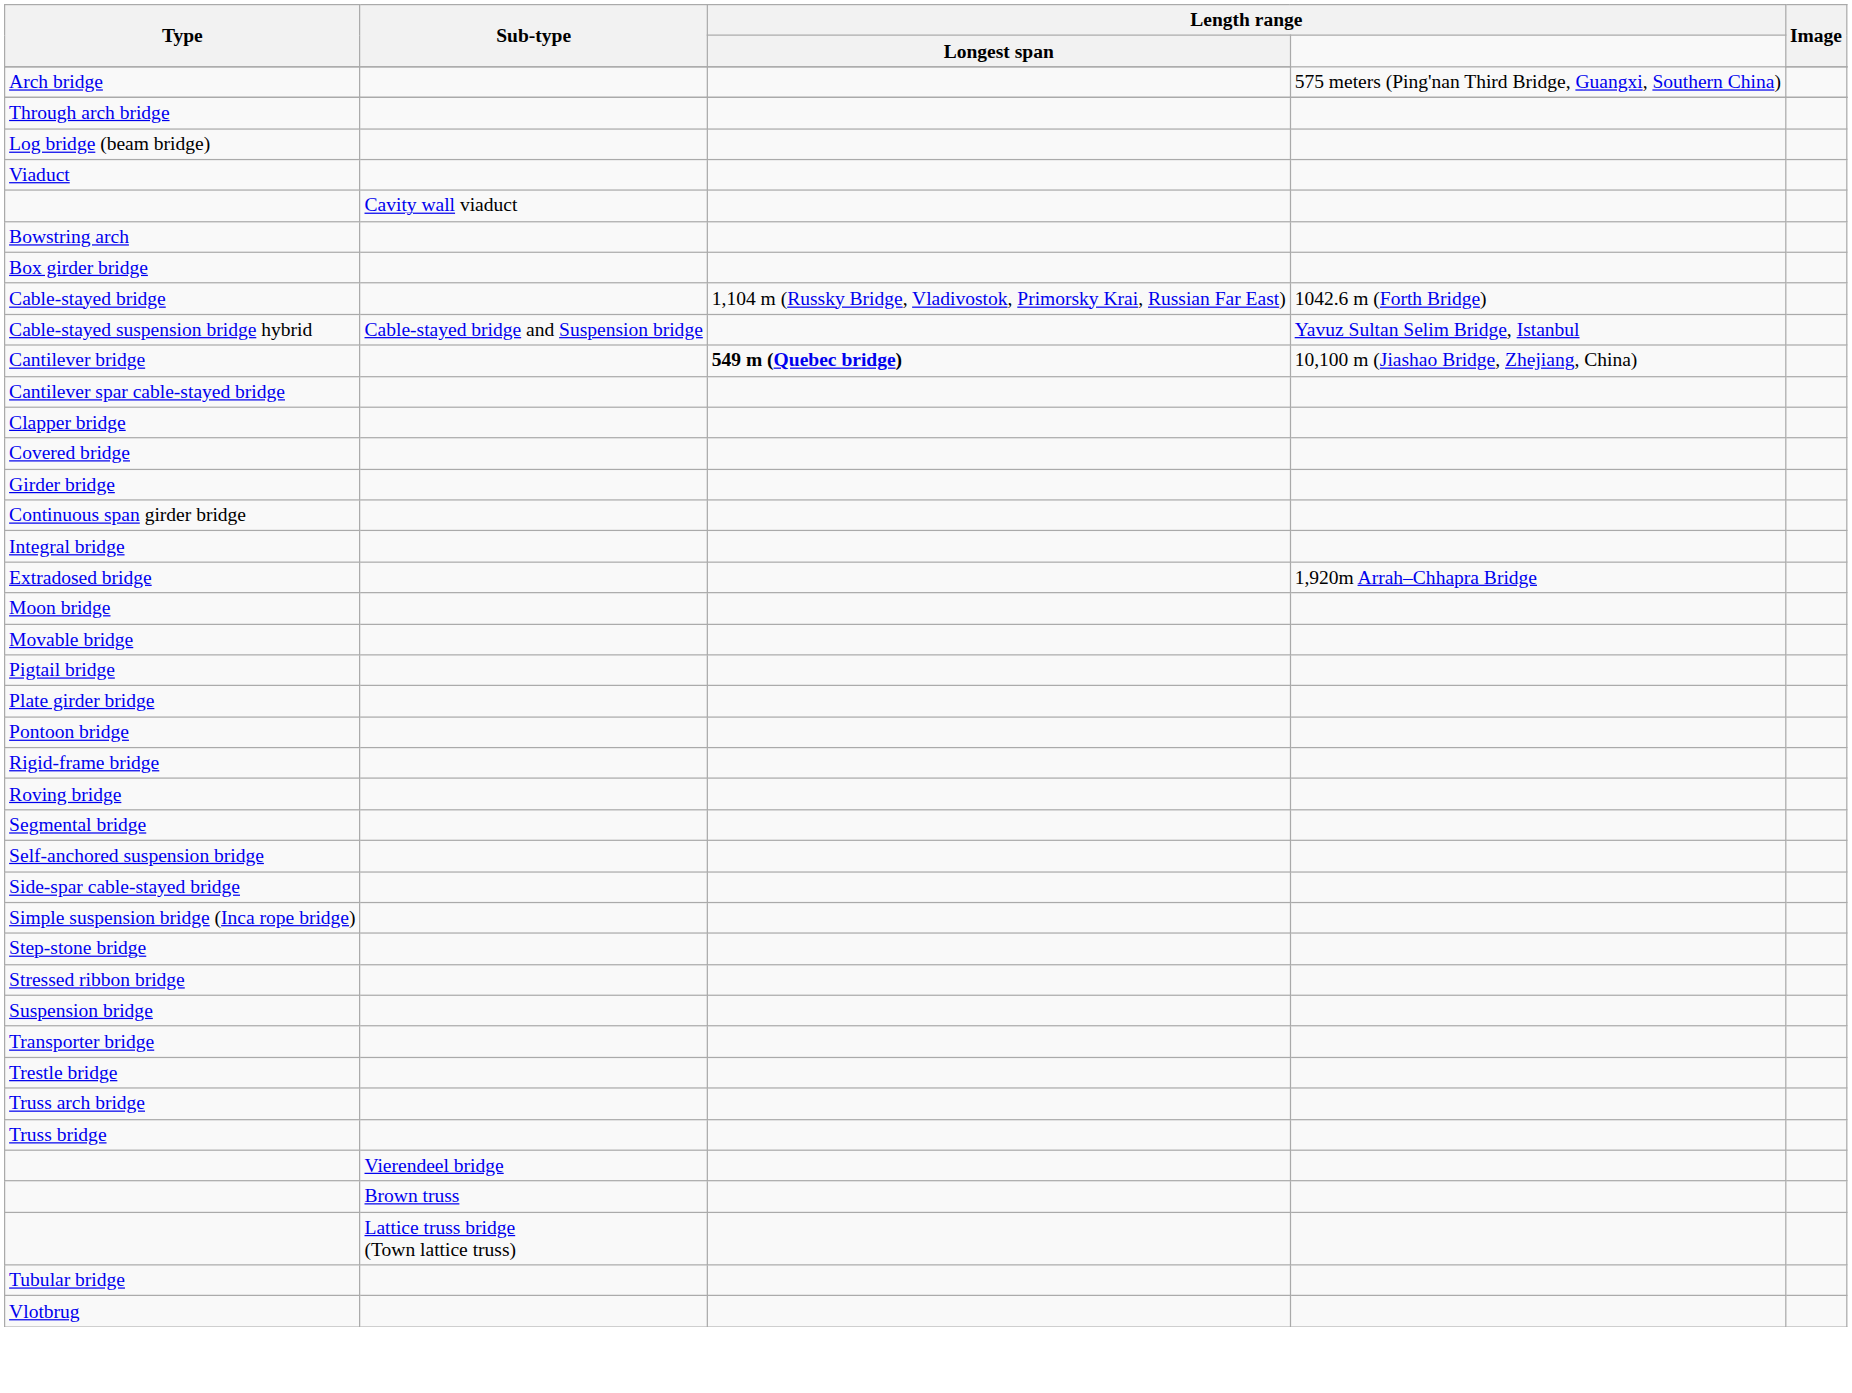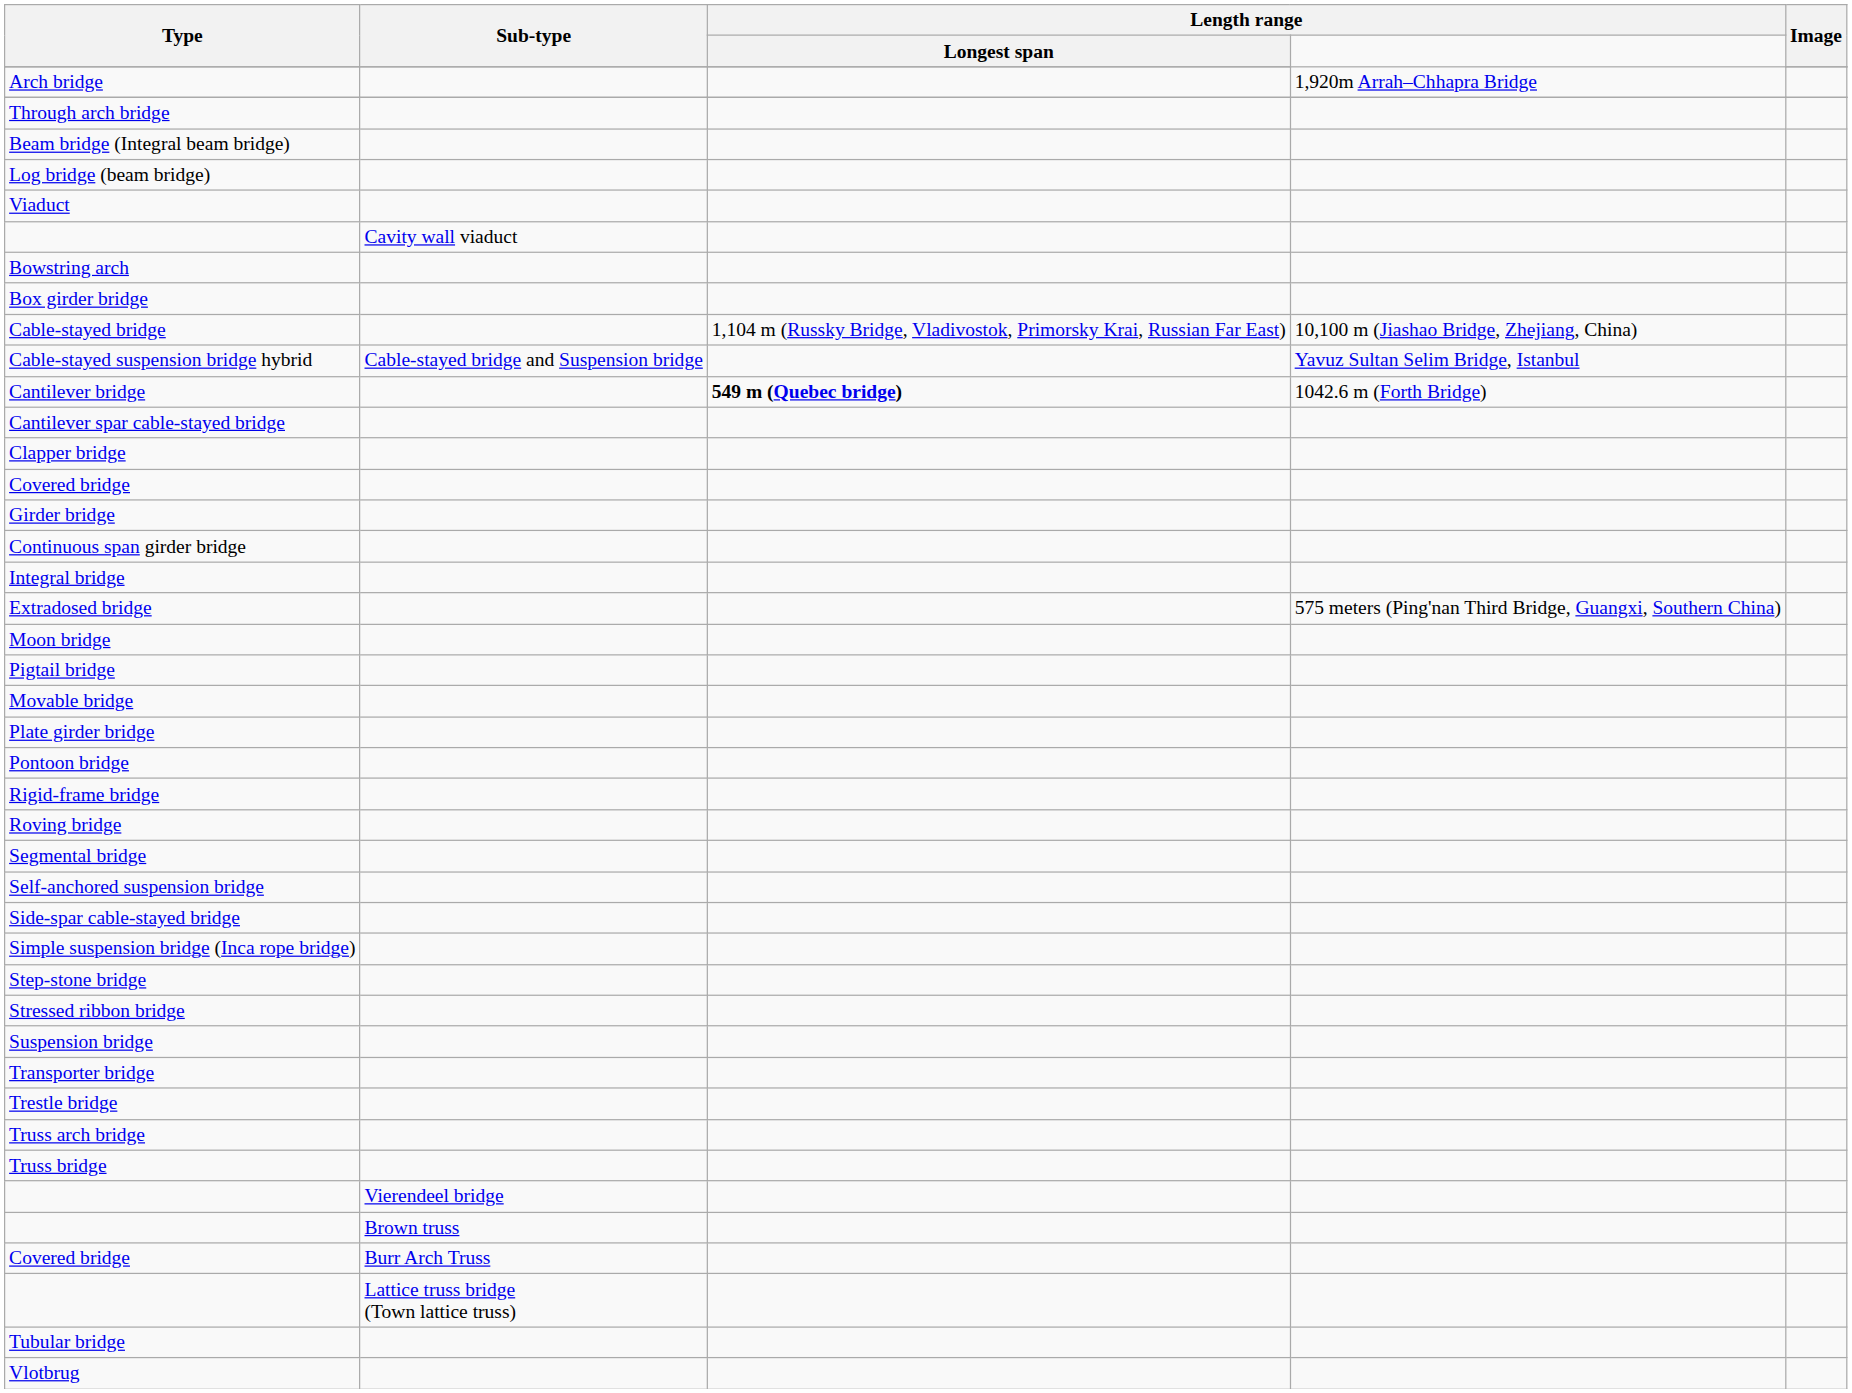(1538, 81) 575 meters (Ping'nan Third Bridge, Guangxi, Southern China) -> (1416, 81) 1,920m Arrah–Chhapra Bridge
+ row: (149, 143)
(1391, 298) 1042.6 m (Forth Bridge) -> (1466, 329) 10,100 m (Jiashao Bridge, Zhejiang, China)
(1466, 360) 10,100 m (Jiashao Bridge, Zhejiang, China) -> (1391, 391) 1042.6 m (Forth Bridge)
(1416, 577) 1,920m Arrah–Chhapra Bridge -> (1538, 608) 575 meters (Ping'nan Third Bridge, Guangxi, Southern China)
rows swapped: (71, 639) <-> (62, 670)
+ row: (70, 1258)
